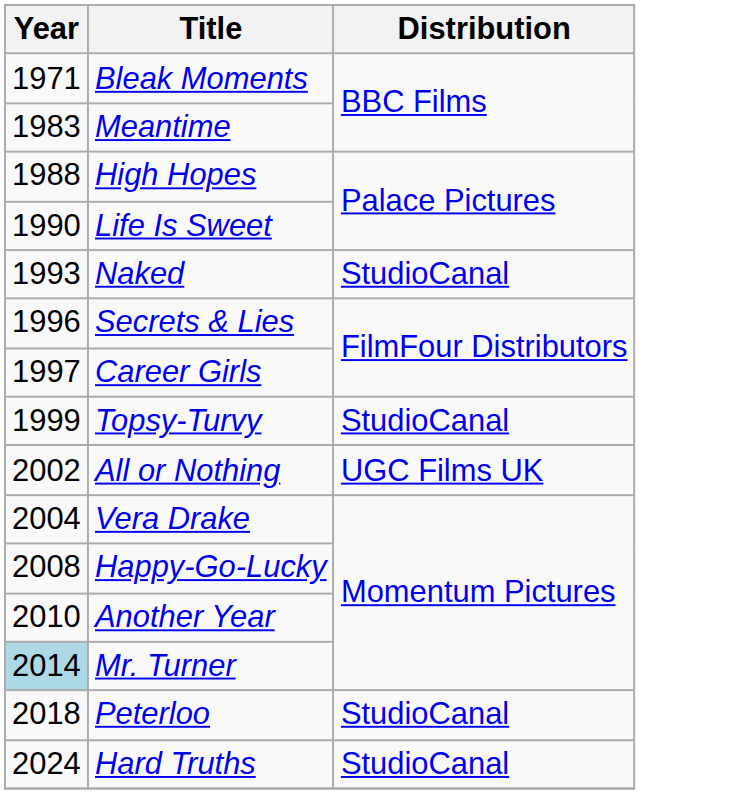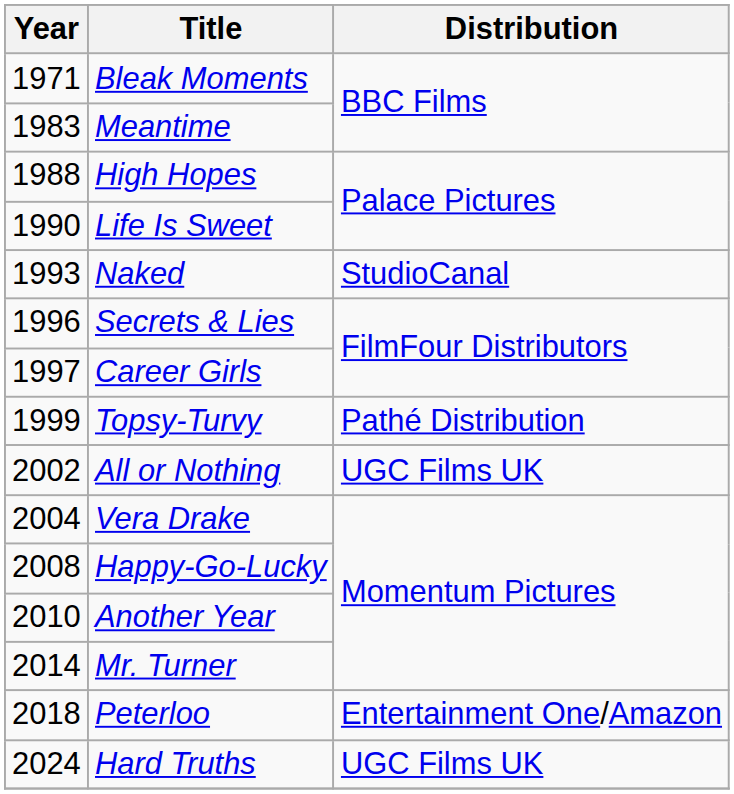(425, 420) StudioCanal -> (463, 420) Pathé Distribution
(46, 665) lightblue background -> (46, 665) no background
(425, 714) StudioCanal -> (531, 714) Entertainment One/Amazon
(425, 763) StudioCanal -> (442, 763) UGC Films UK
